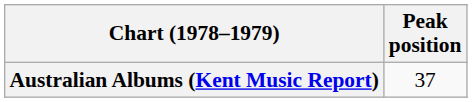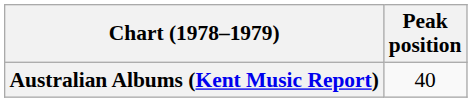(425, 79) 37 -> (425, 79) 40
